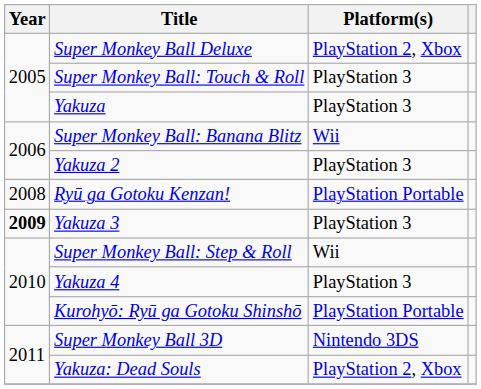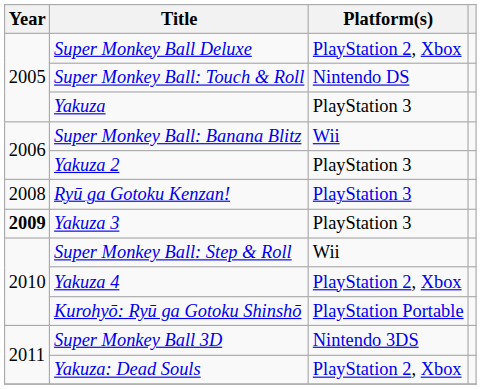(362, 77) PlayStation 3 -> (361, 77) Nintendo DS
(388, 194) PlayStation Portable -> (362, 194) PlayStation 3
(362, 281) PlayStation 3 -> (387, 281) PlayStation 2, Xbox
